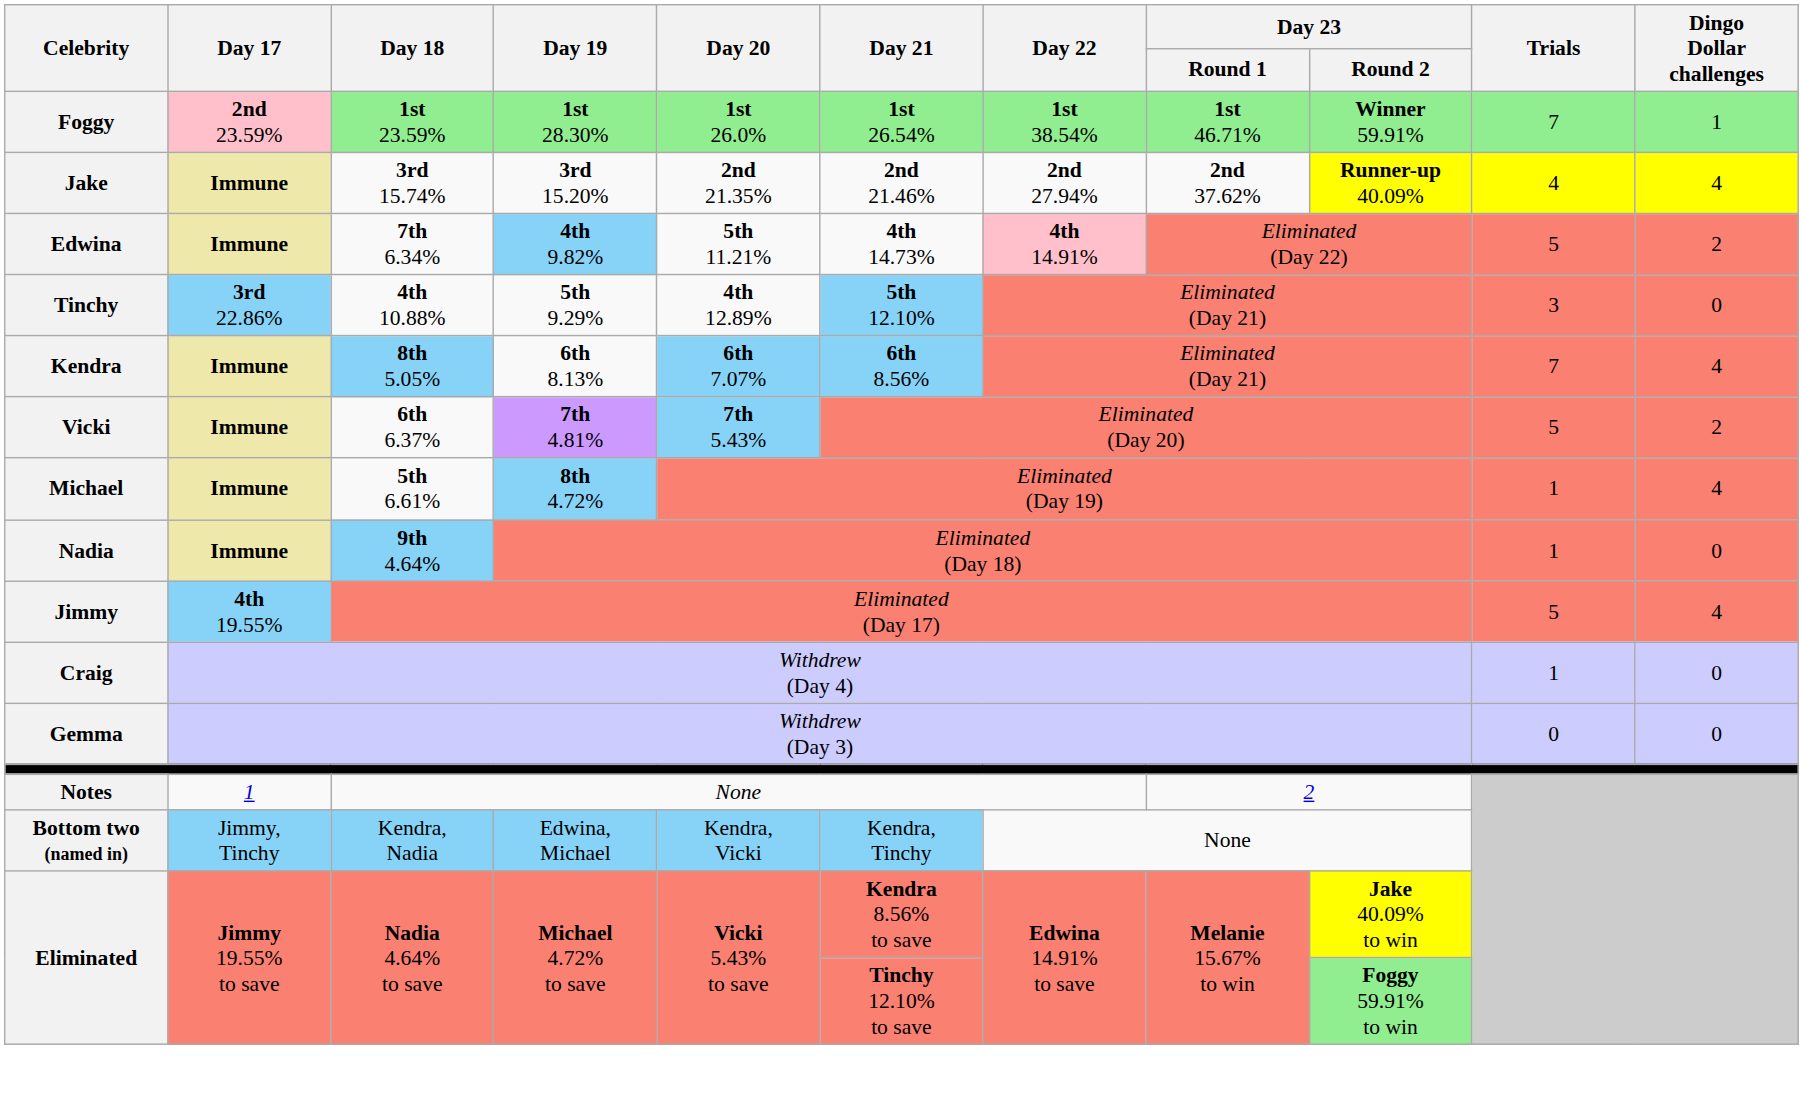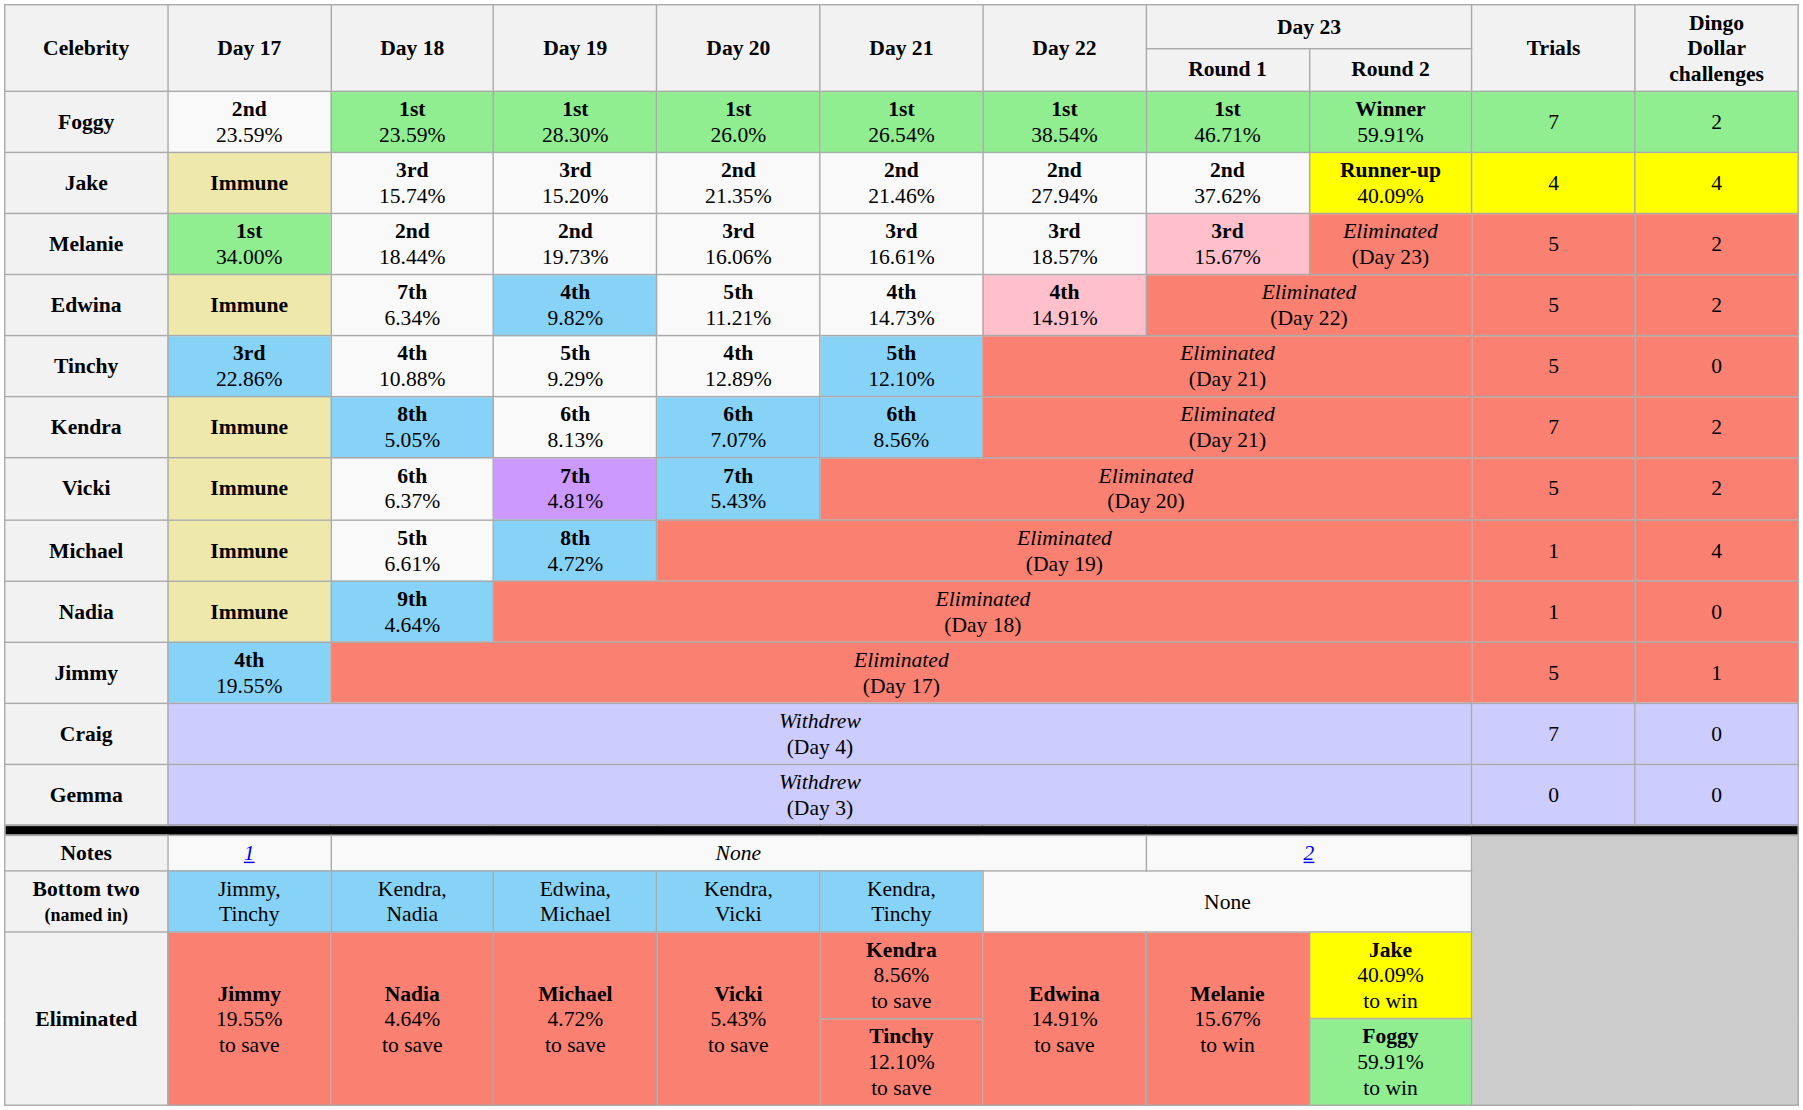(249, 121) pink background -> (249, 121) no background
(1717, 121) 1 -> (1717, 121) 2
+ row: (86, 244)
(1554, 305) 3 -> (1554, 366) 5
(1717, 366) 4 -> (1717, 427) 2
(1717, 611) 4 -> (1717, 672) 1
(1554, 672) 1 -> (1554, 733) 7
